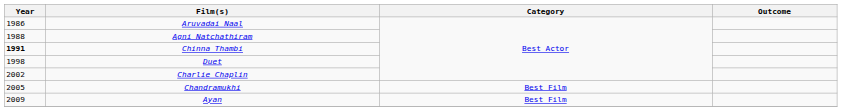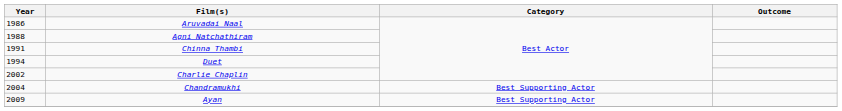(16, 49) bold -> (16, 49) normal
(16, 62) 1998 -> (16, 62) 1994
(16, 87) 2005 -> (16, 87) 2004
(546, 87) Best Film -> (546, 87) Best Supporting Actor
(546, 100) Best Film -> (546, 100) Best Supporting Actor
